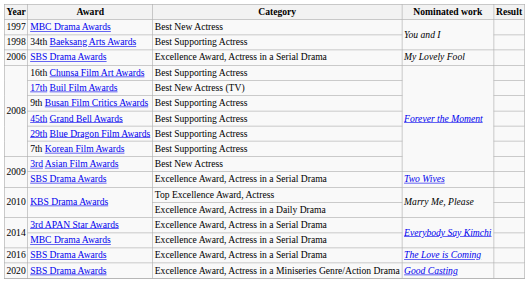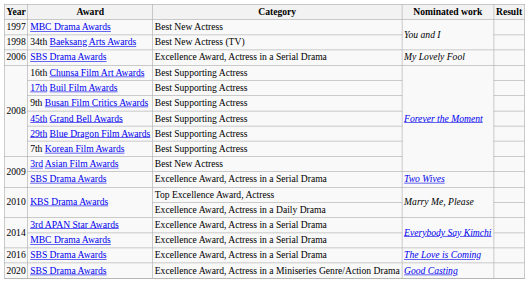(201, 42) Best Supporting Actress -> (200, 42) Best New Actress (TV)
(200, 88) Best New Actress (TV) -> (201, 88) Best Supporting Actress
